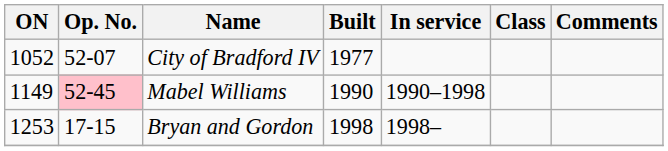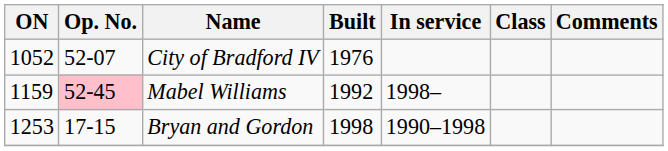(351, 57) 1977 -> (351, 57) 1976
(31, 92) 1149 -> (31, 92) 1159
(351, 92) 1990 -> (351, 92) 1992
(436, 92) 1990–1998 -> (413, 92) 1998–
(413, 127) 1998– -> (436, 127) 1990–1998
